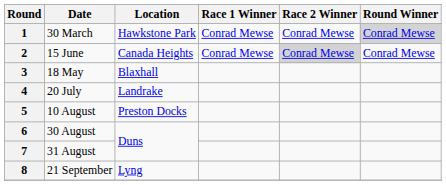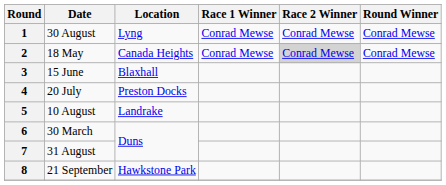(70, 33) 30 March -> (71, 33) 30 August
(157, 33) Hawkstone Park -> (130, 33) Lyng
(399, 33) lightgrey background -> (399, 33) no background
(65, 52) 15 June -> (65, 52) 18 May
(65, 72) 18 May -> (65, 72) 15 June
(140, 91) Landrake -> (152, 91) Preston Docks
(152, 111) Preston Docks -> (140, 111) Landrake
(71, 130) 30 August -> (70, 130) 30 March
(130, 170) Lyng -> (157, 170) Hawkstone Park
